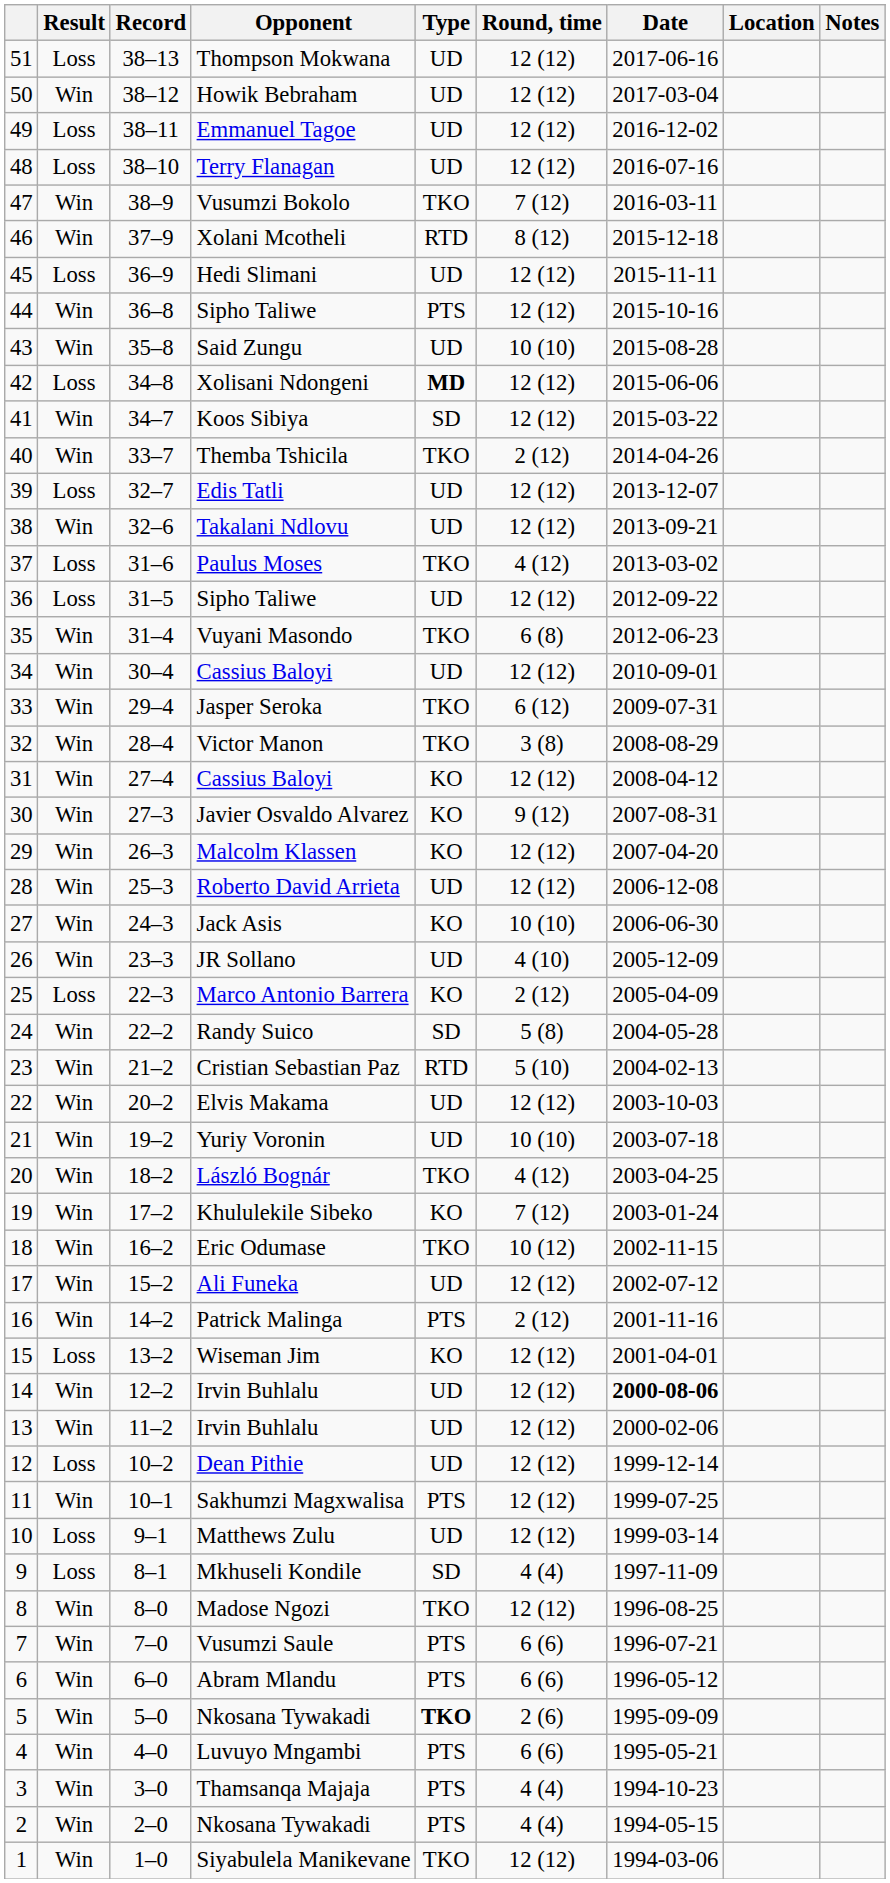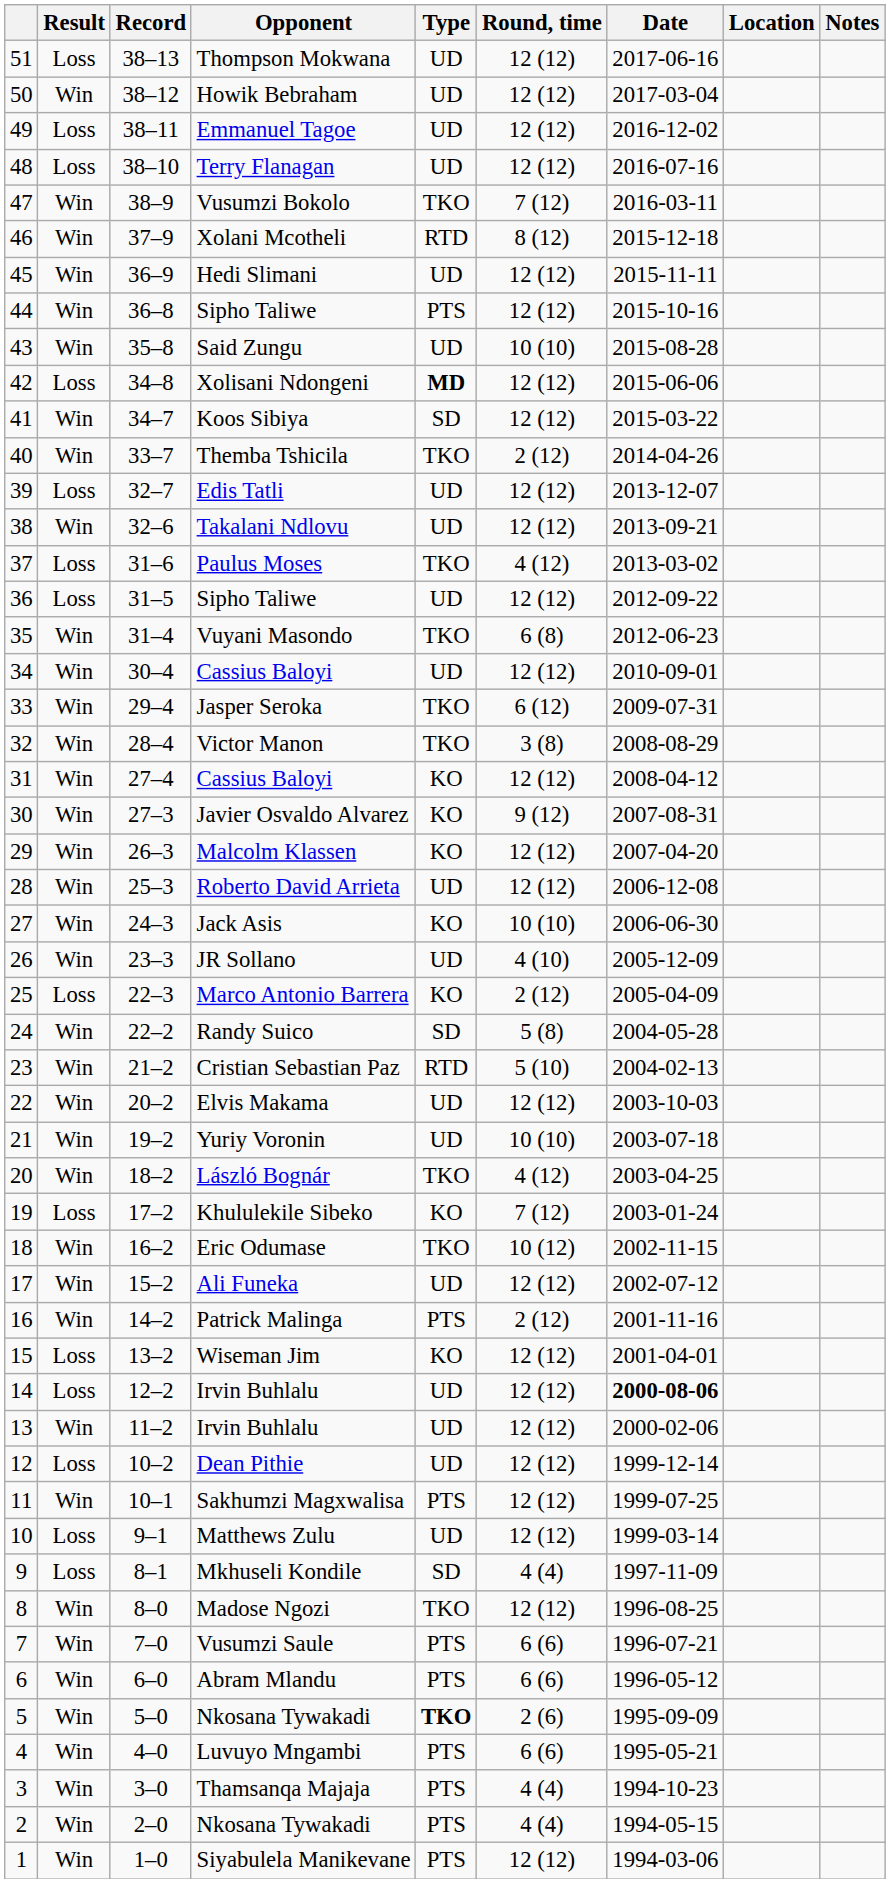(74, 274) Loss -> (74, 274) Win
(74, 1211) Win -> (74, 1211) Loss
(74, 1391) Win -> (74, 1391) Loss
(446, 1860) TKO -> (446, 1860) PTS
